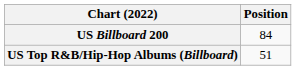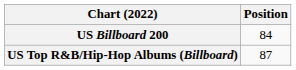(266, 55) 51 -> (266, 55) 87
